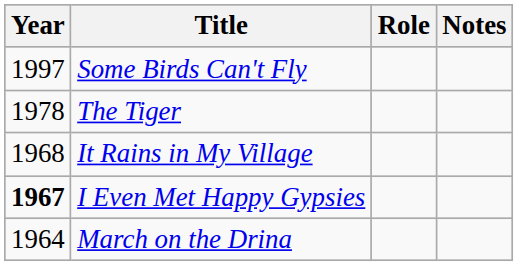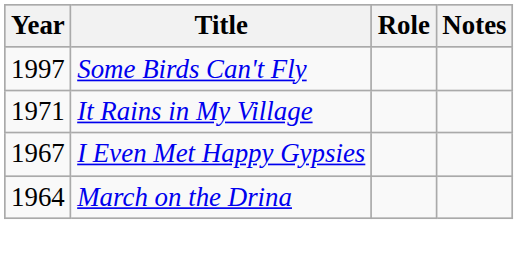- row: (129, 111)
(38, 153) 1968 -> (38, 111) 1971
(38, 196) bold -> (38, 153) normal
